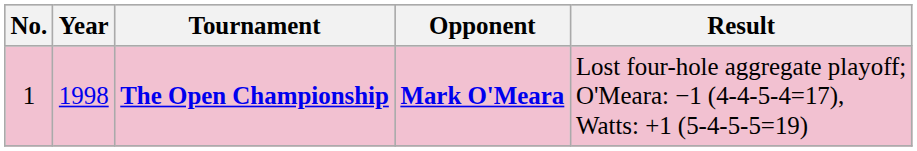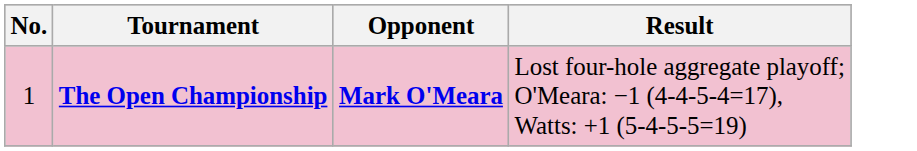- column: (84, 25)
